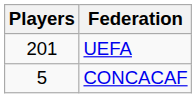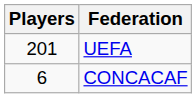(42, 78) 5 -> (42, 78) 6
